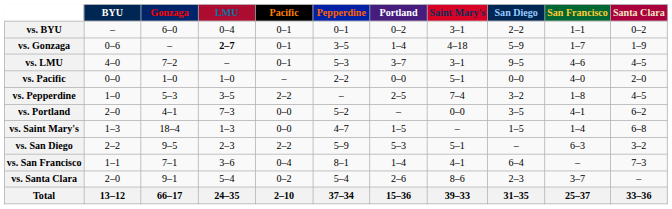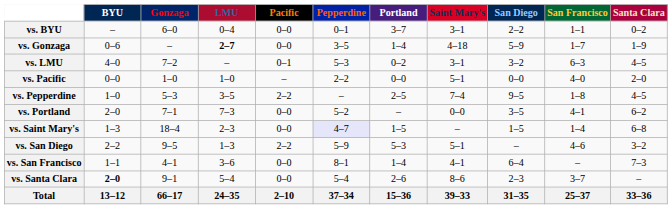(284, 29) 0–1 -> (284, 29) 0–0
(399, 29) 0–2 -> (399, 29) 3–7
(284, 46) 0–1 -> (284, 46) 0–0
(399, 63) 3–7 -> (399, 63) 0–2
(516, 63) 9–5 -> (516, 63) 3–2
(578, 63) 4–6 -> (578, 63) 6–3
(516, 96) 3–2 -> (516, 96) 9–5
(170, 112) 4–1 -> (170, 112) 7–1
(227, 129) 1–3 -> (227, 129) 2–3
(341, 129) no background -> (341, 129) lavender background
(227, 146) 2–3 -> (227, 146) 1–3
(578, 146) 6–3 -> (578, 146) 4–6
(170, 162) 7–1 -> (170, 162) 4–1
(284, 162) 0–4 -> (284, 162) 0–0
(112, 179) normal -> (112, 179) bold
(284, 179) 0–2 -> (284, 179) 0–0
